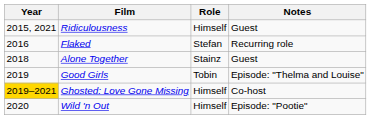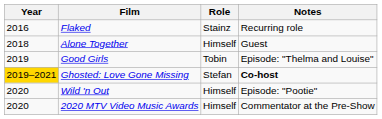- row: (94, 28)
(208, 43) Stefan -> (217, 28) Stainz
(207, 59) Stainz -> (220, 43) Himself
(210, 91) Himself -> (217, 75) Stefan
(248, 91) normal -> (259, 75) bold
+ row: (130, 106)
